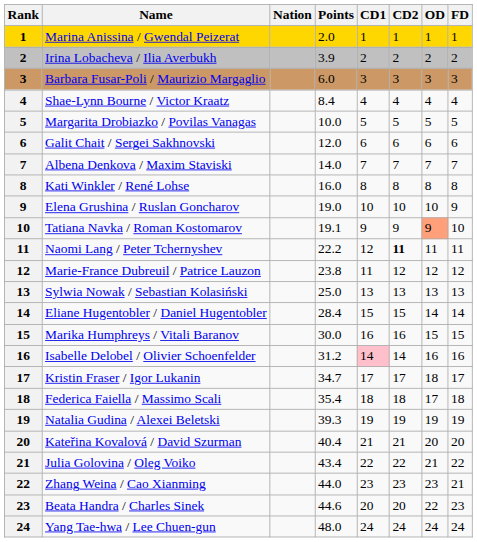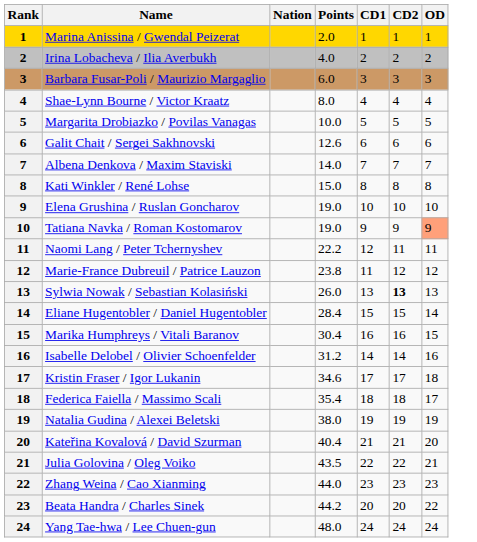- column: (460, 15)
(326, 57) 3.9 -> (326, 57) 4.0
(326, 100) 8.4 -> (326, 100) 8.0
(330, 143) 12.0 -> (330, 143) 12.6
(330, 185) 16.0 -> (330, 185) 15.0
(330, 228) 19.1 -> (330, 228) 19.0
(399, 249) bold -> (399, 249) normal
(330, 292) 25.0 -> (330, 292) 26.0
(399, 292) normal -> (399, 292) bold
(330, 334) 30.0 -> (330, 334) 30.4
(367, 356) pink background -> (367, 356) no background
(330, 377) 34.7 -> (330, 377) 34.6
(330, 420) 39.3 -> (330, 420) 38.0
(330, 462) 43.4 -> (330, 462) 43.5
(330, 505) 44.6 -> (330, 505) 44.2
